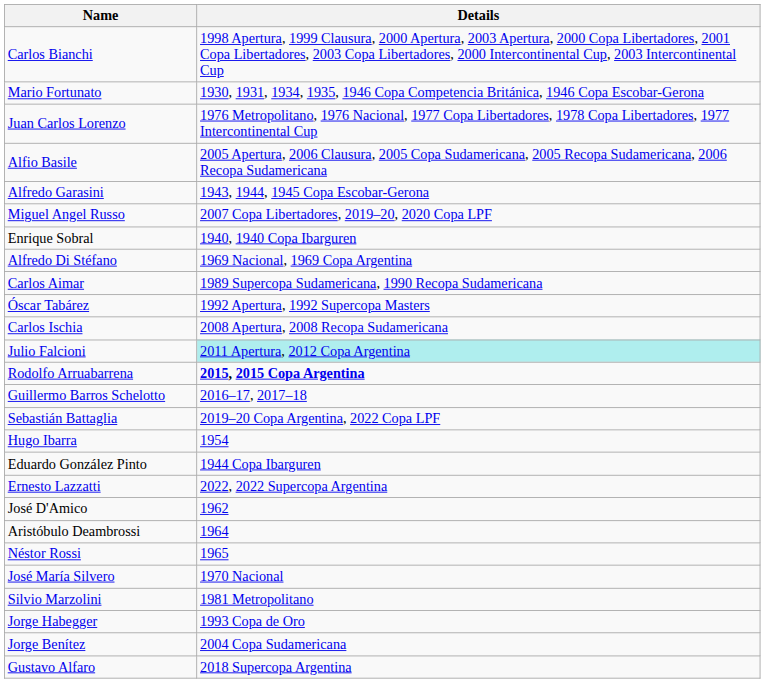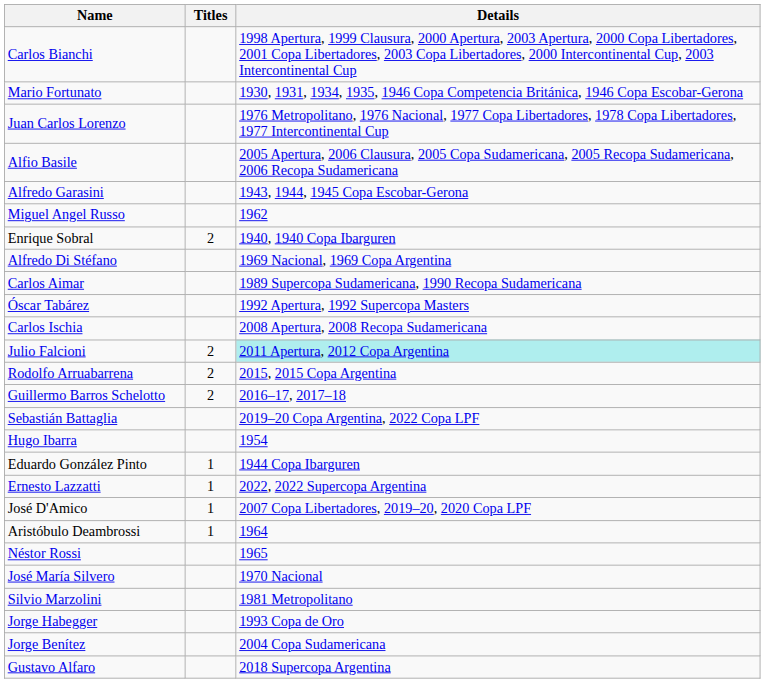+ column: (211, 15)
(346, 215) 2007 Copa Libertadores, 2019–20, 2020 Copa LPF -> (253, 215) 1962
(282, 373) bold -> (318, 373) normal
(214, 508) 1962 -> (385, 508) 2007 Copa Libertadores, 2019–20, 2020 Copa LPF
